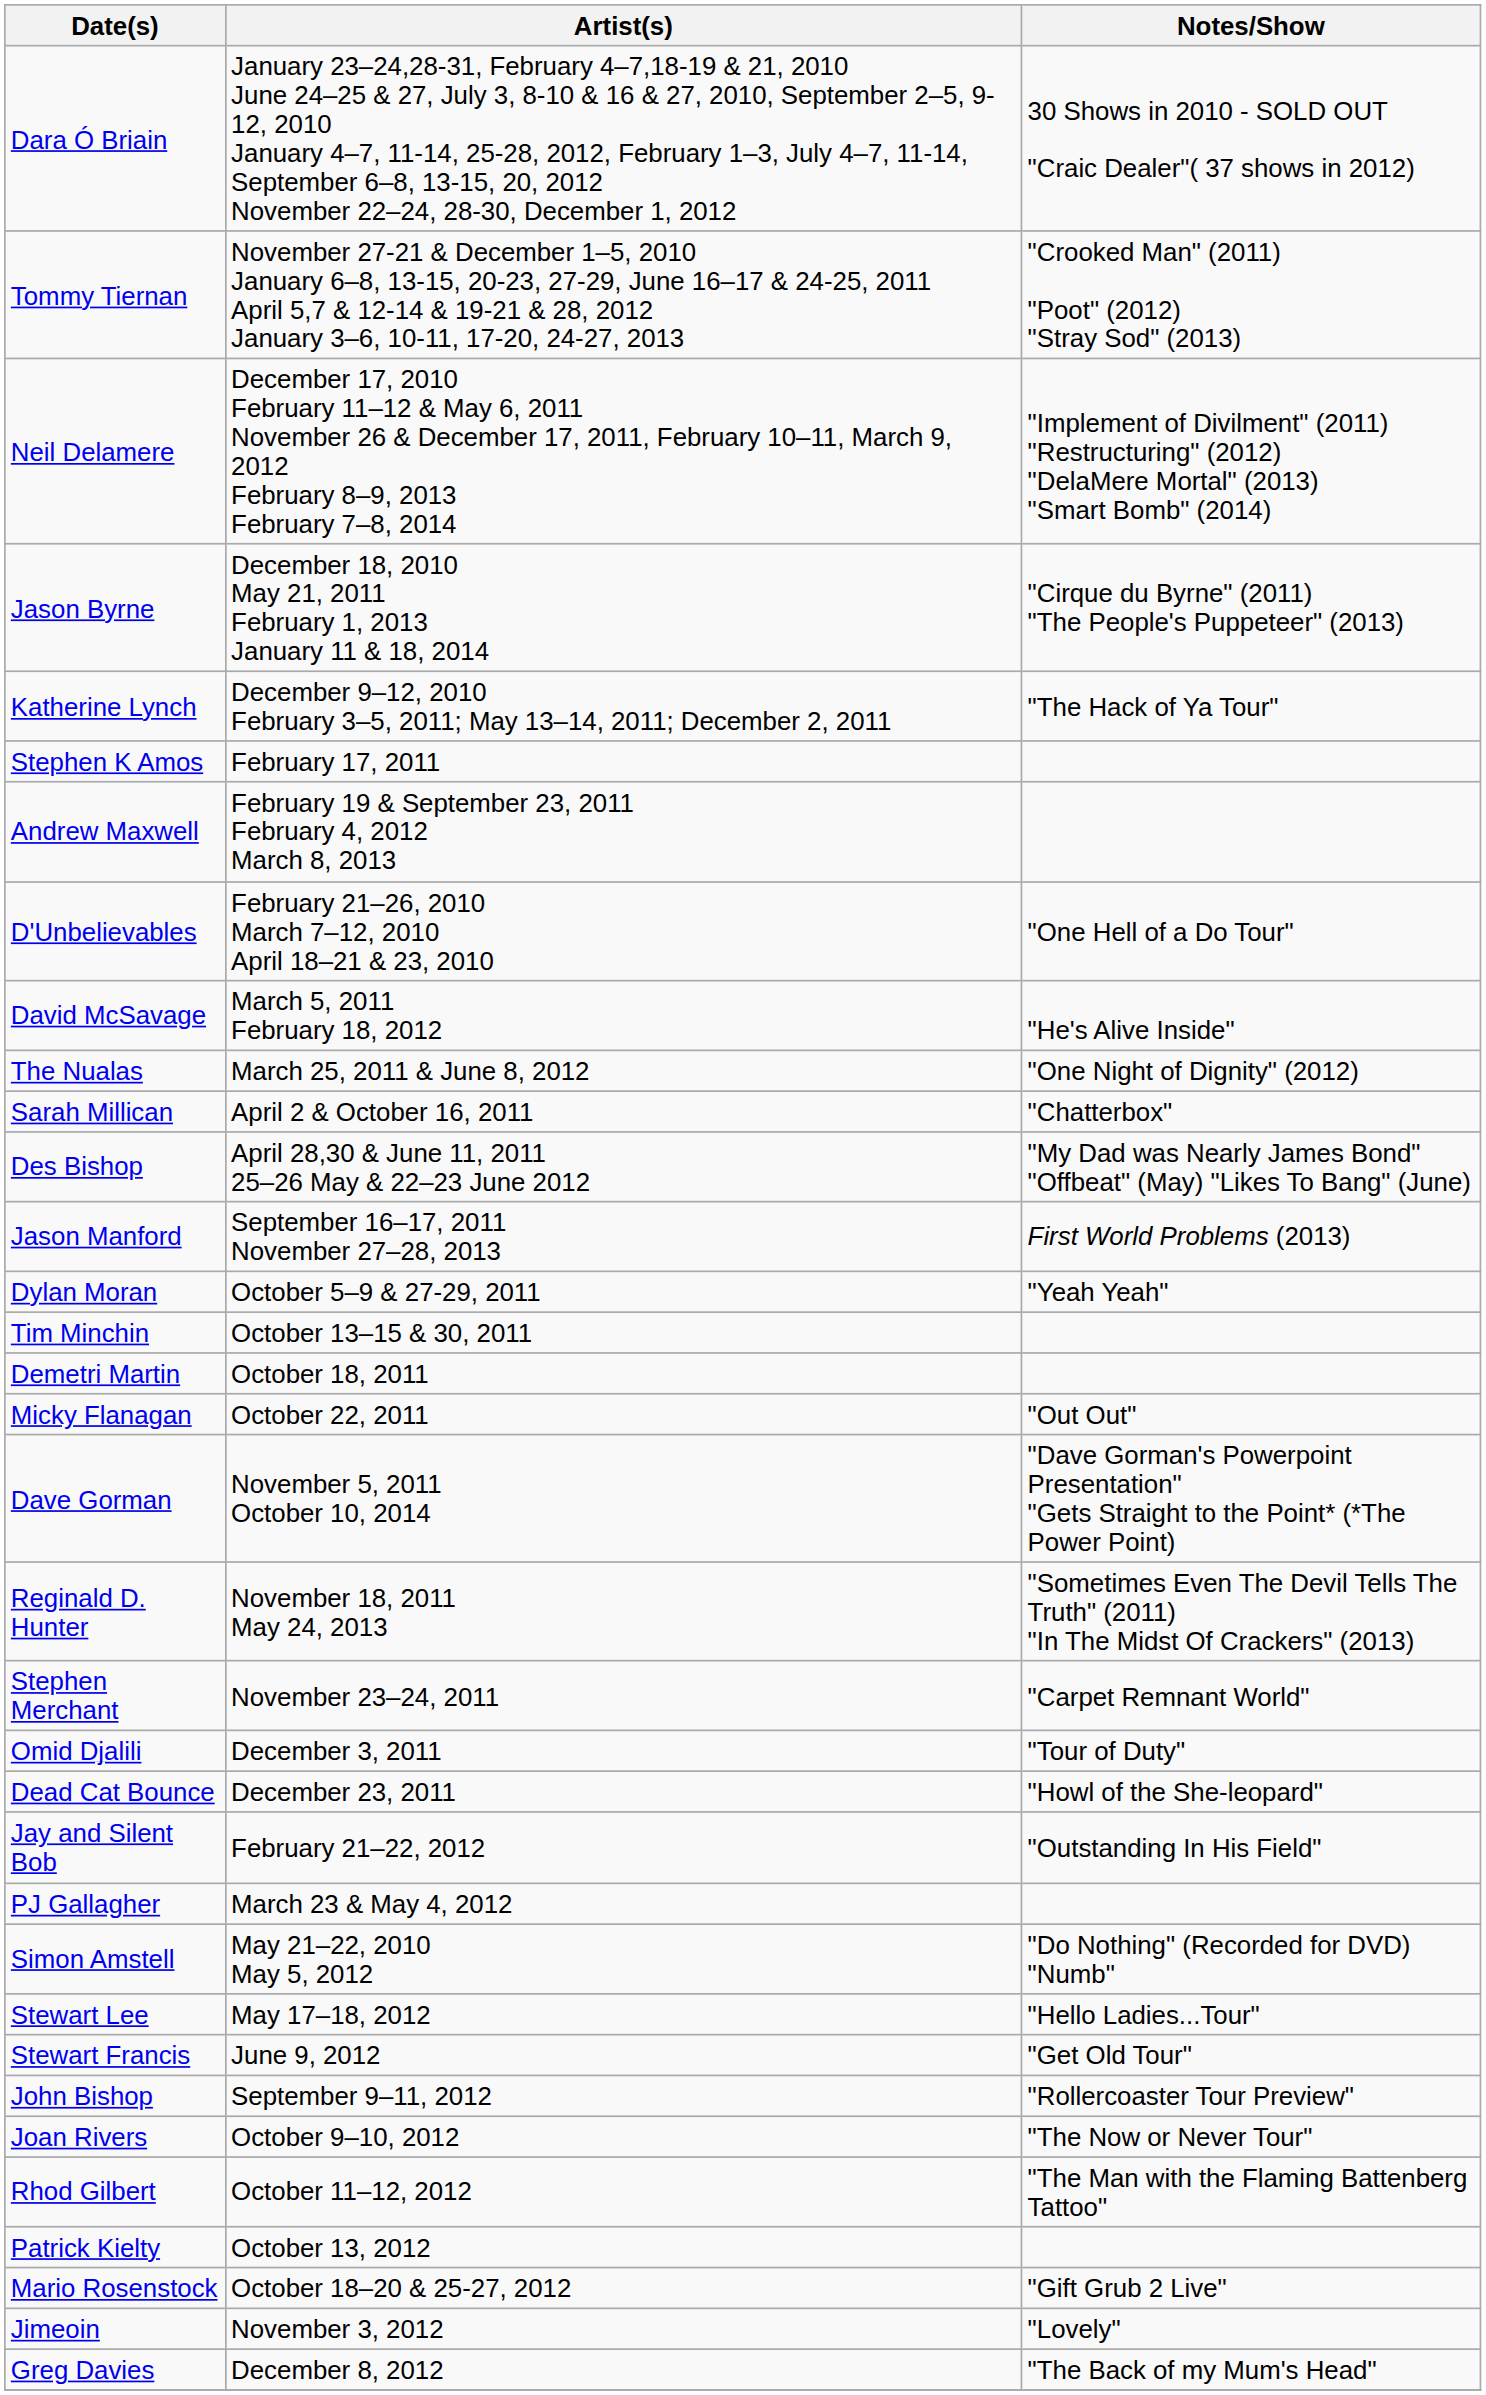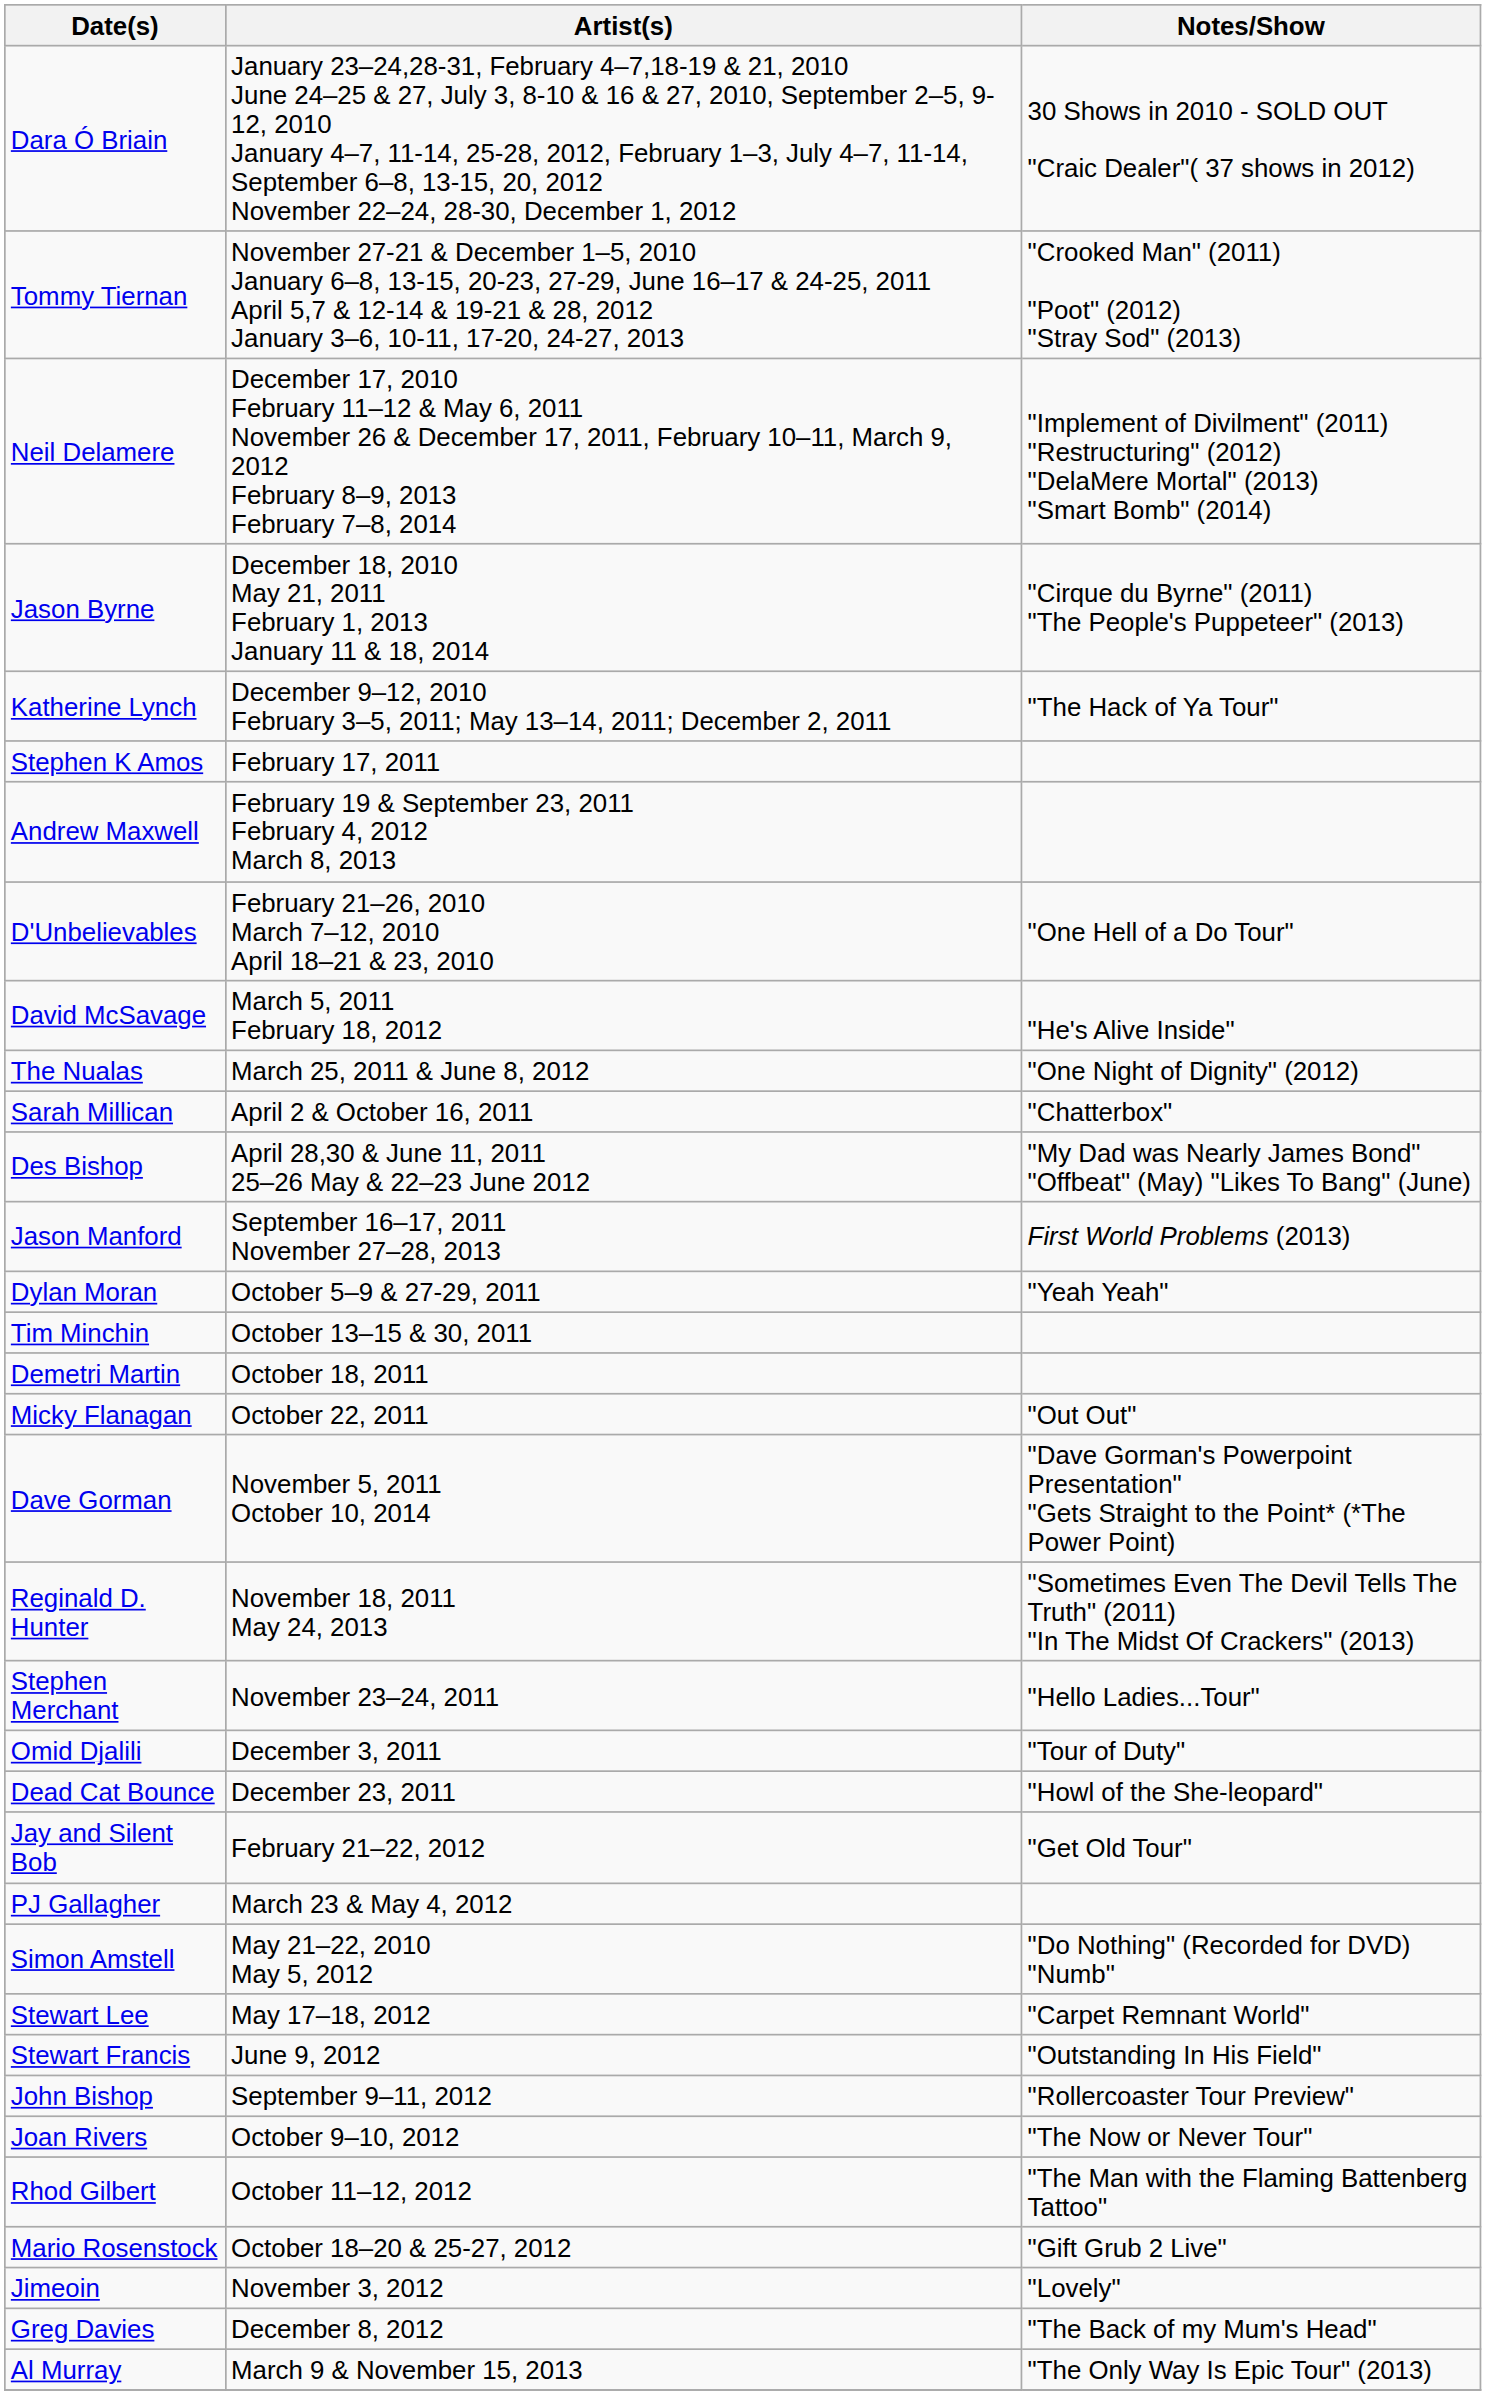(1169, 1696) "Carpet Remnant World" -> (1144, 1696) "Hello Ladies...Tour"
(1175, 1848) "Outstanding In His Field" -> (1110, 1848) "Get Old Tour"
(1144, 2014) "Hello Ladies...Tour" -> (1169, 2014) "Carpet Remnant World"
(1110, 2055) "Get Old Tour" -> (1175, 2055) "Outstanding In His Field"
- row: (85, 2247)
+ row: (66, 2370)
